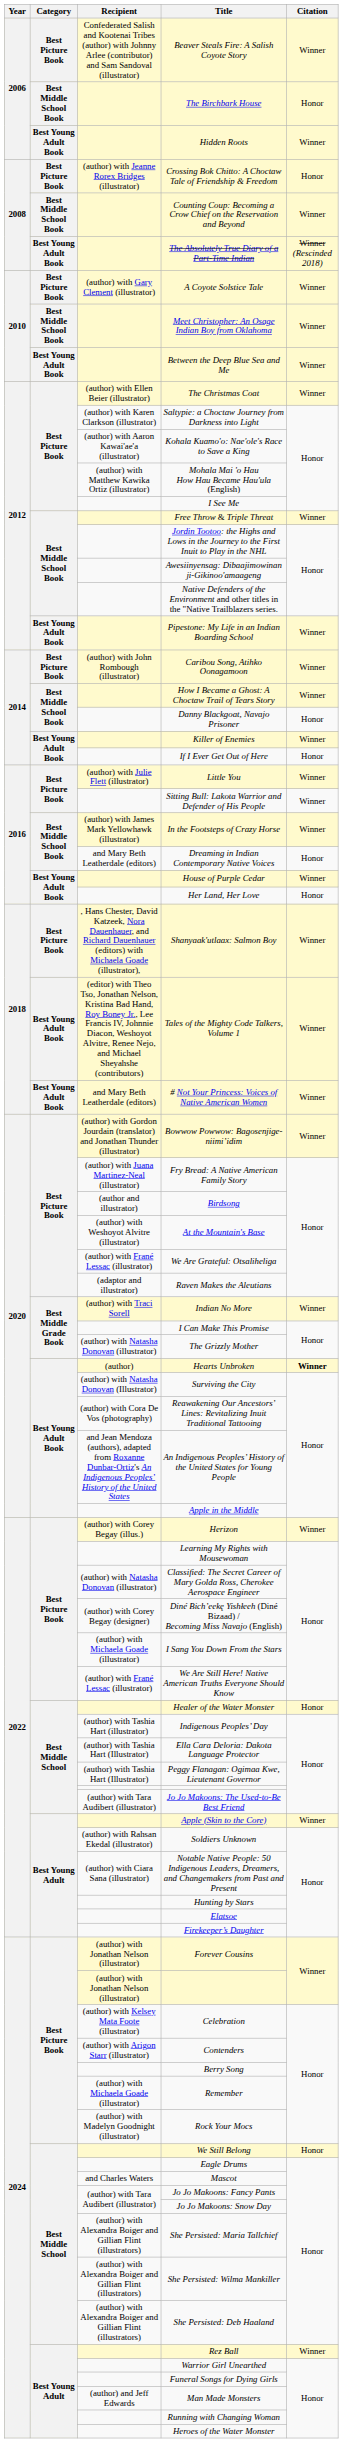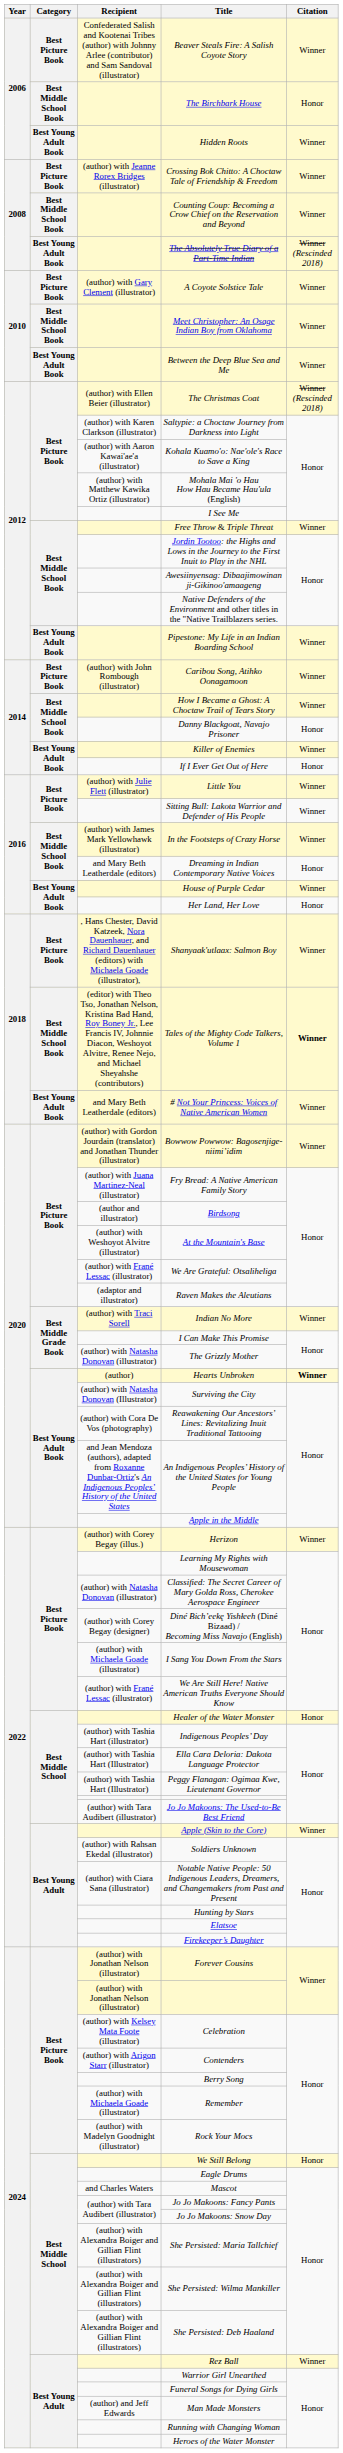(312, 176) Honor -> (312, 176) Winner
(312, 393) Winner -> (312, 398) Winner (Rescinded 2018)
(54, 1029) Best Young Adult Book -> (54, 1039) Best Middle School Book
(312, 1029) normal -> (312, 1039) bold
